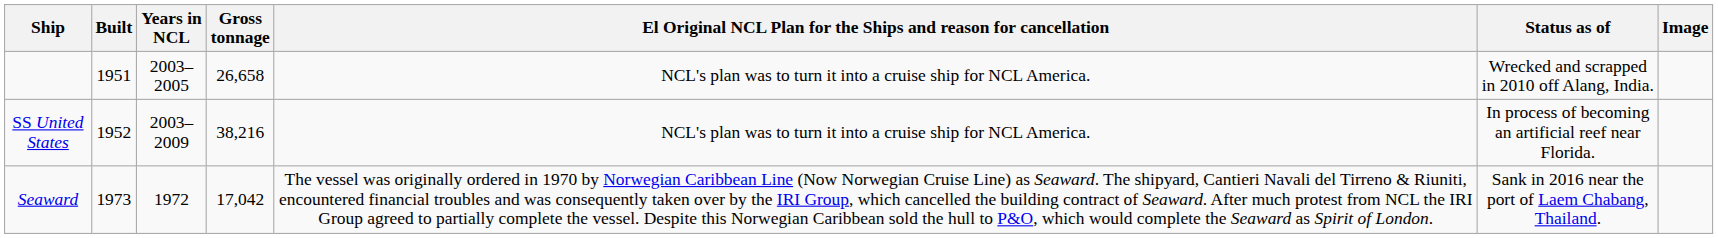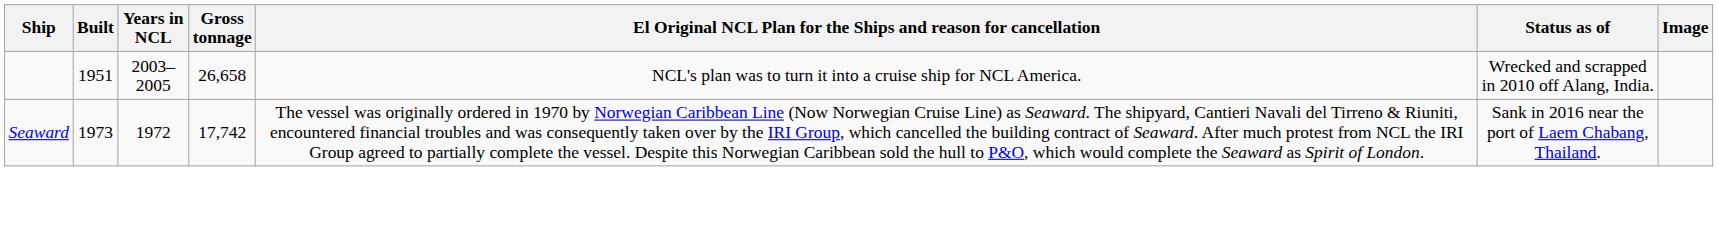- row: (48, 132)
(240, 199) 17,042 -> (222, 132) 17,742
